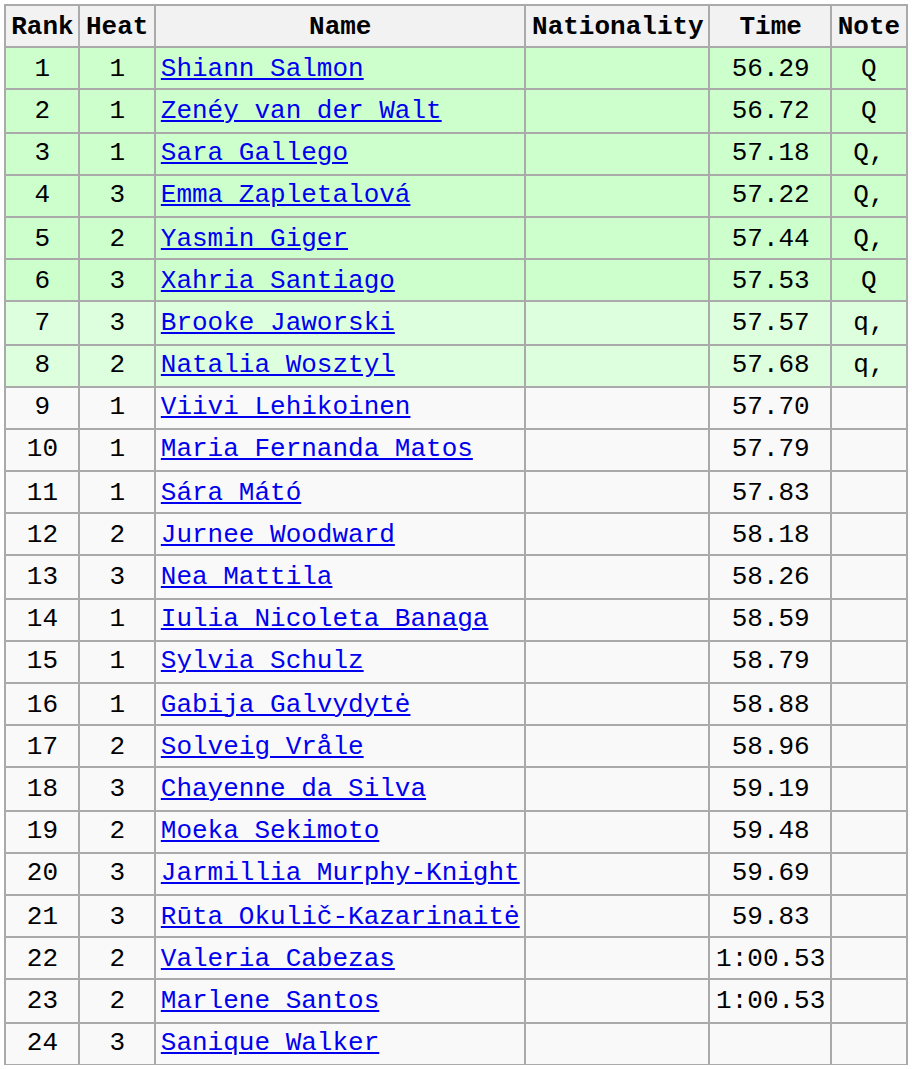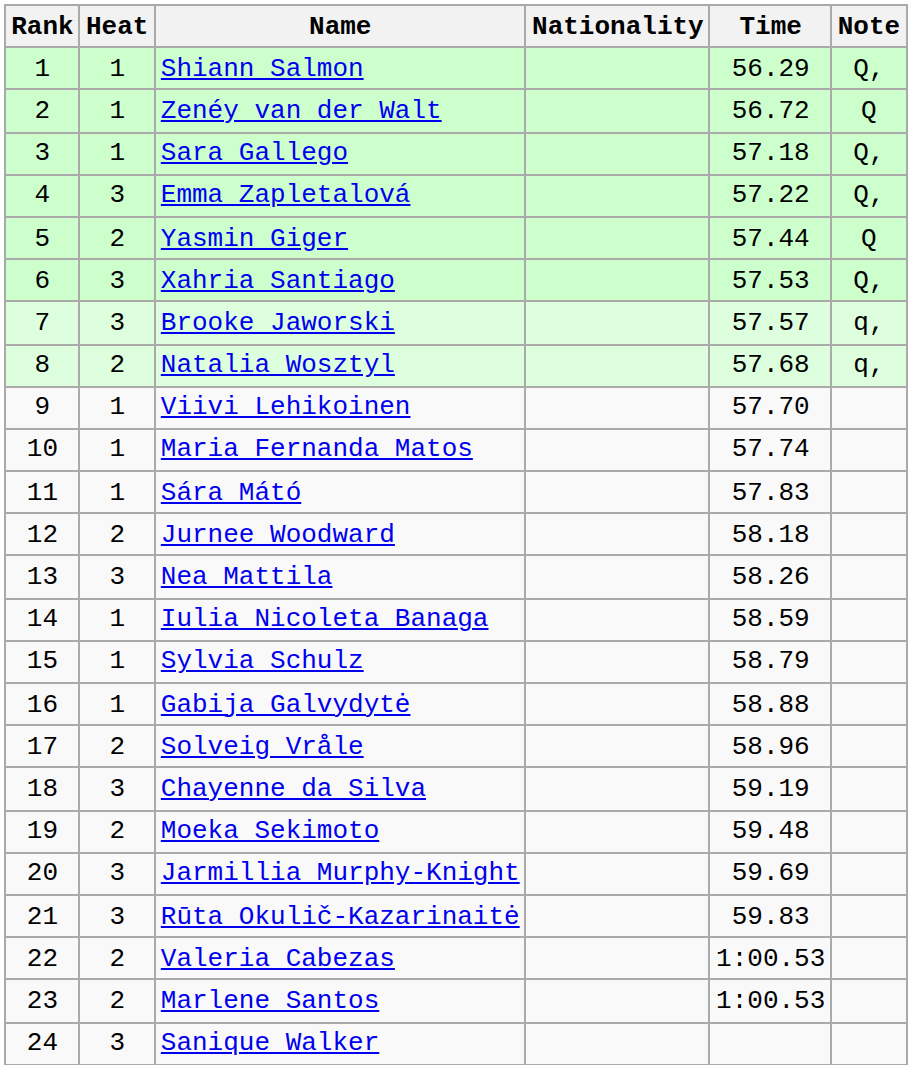(869, 69) Q -> (869, 69) Q,
(869, 238) Q, -> (869, 238) Q
(869, 280) Q -> (869, 280) Q,
(771, 450) 57.79 -> (771, 450) 57.74
